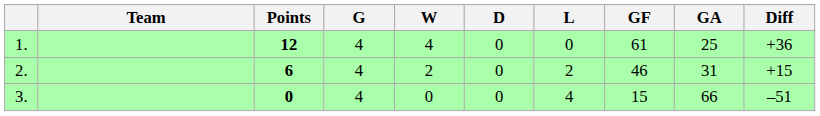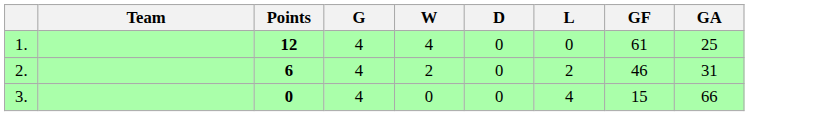- column: (779, 17)
